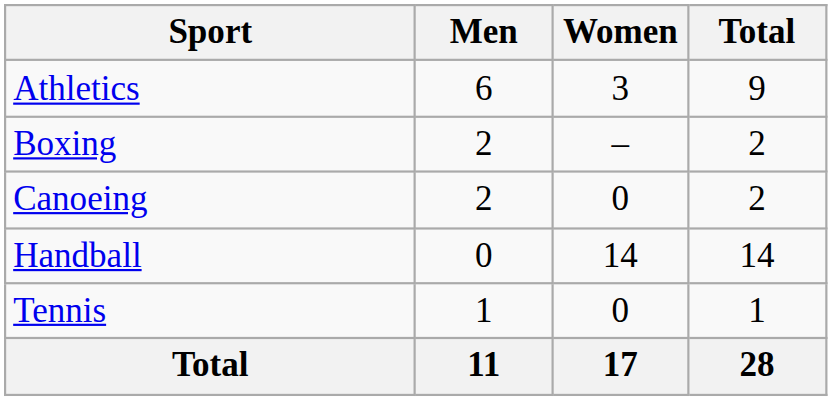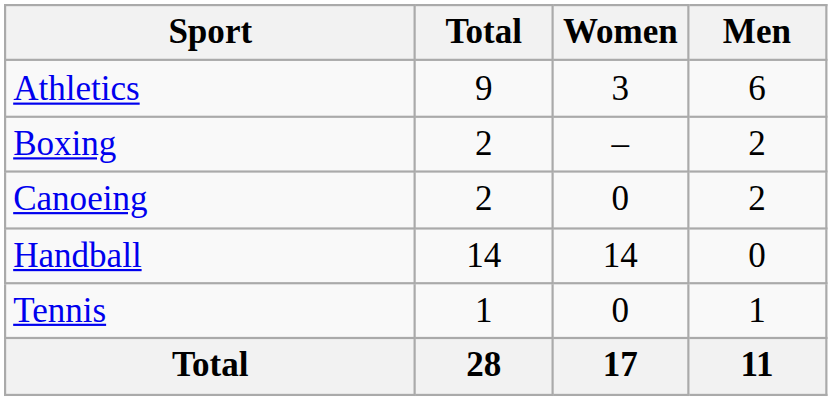columns swapped: (484, 32) <-> (757, 32)
